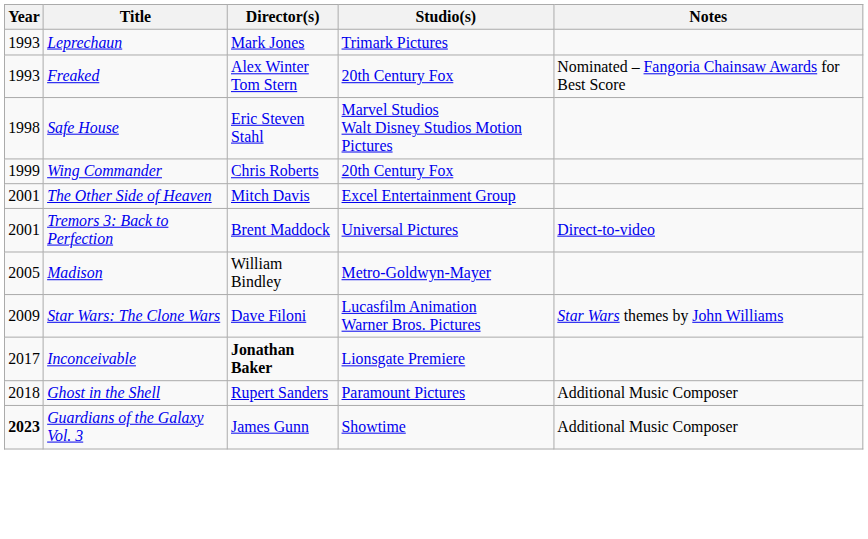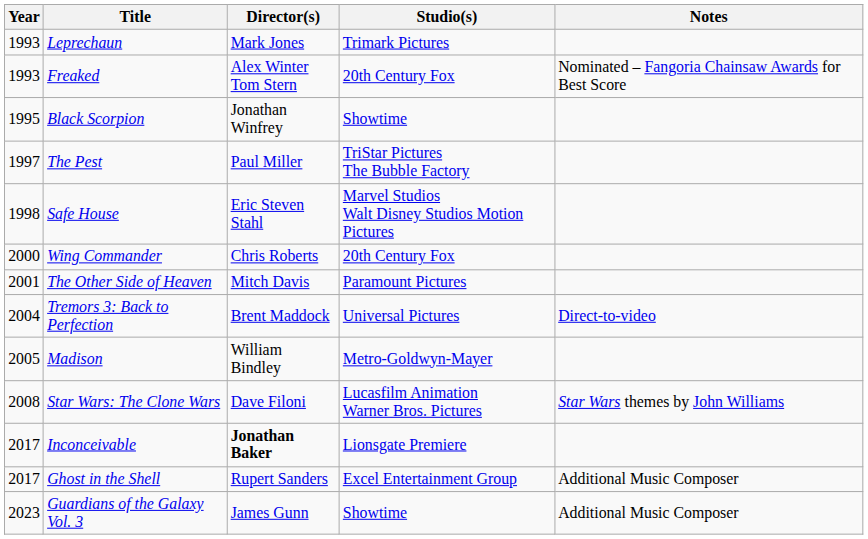+ row: (96, 119)
+ row: (75, 162)
(24, 171) 1999 -> (24, 256) 2000
(429, 196) Excel Entertainment Group -> (405, 282) Paramount Pictures
(24, 230) 2001 -> (24, 316) 2004
(24, 316) 2009 -> (24, 401) 2008
(24, 393) 2018 -> (24, 478) 2017
(403, 393) Paramount Pictures -> (430, 478) Excel Entertainment Group
(24, 427) bold -> (24, 512) normal
